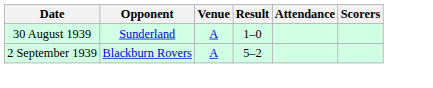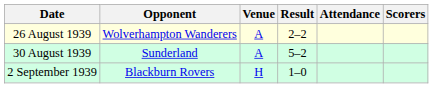+ row: (52, 33)
(252, 33) 1–0 -> (297, 53) 5–2
(214, 53) A -> (259, 72) H
(252, 53) 5–2 -> (297, 72) 1–0
